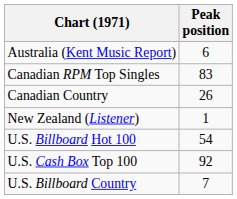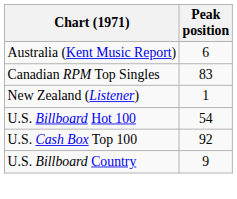- row: (58, 96)
(206, 183) 7 -> (206, 161) 9
